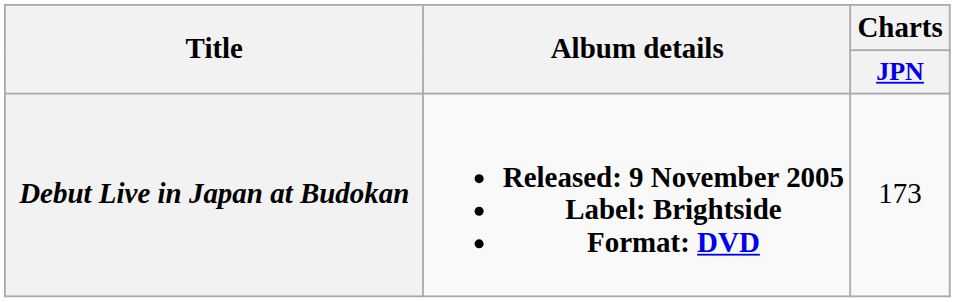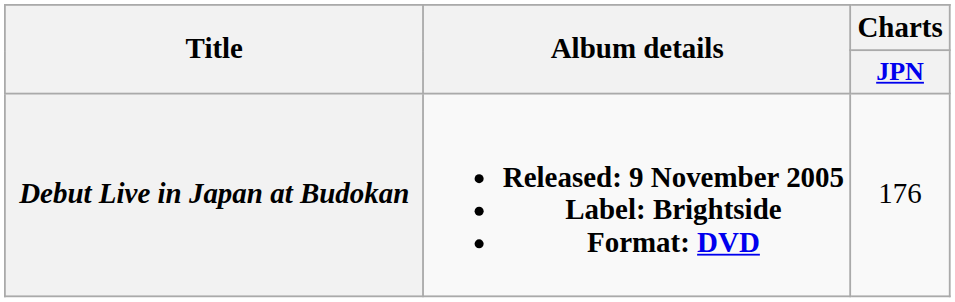(900, 194) 173 -> (900, 194) 176
